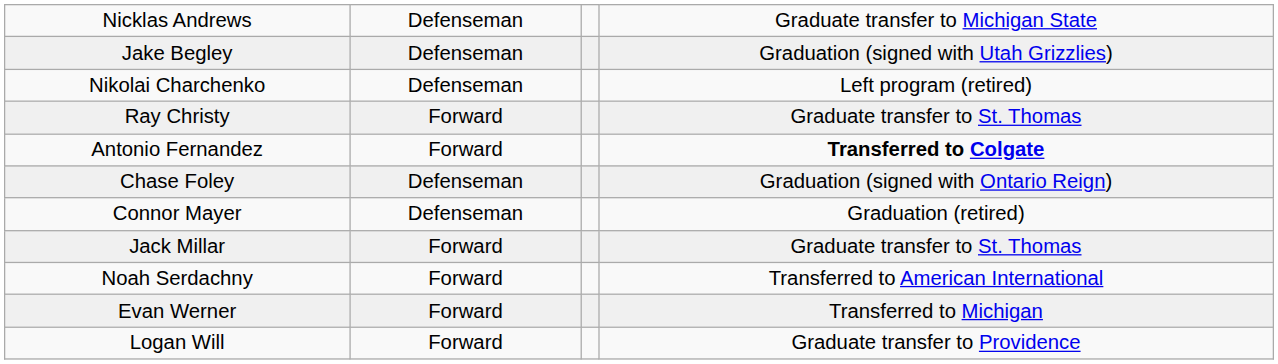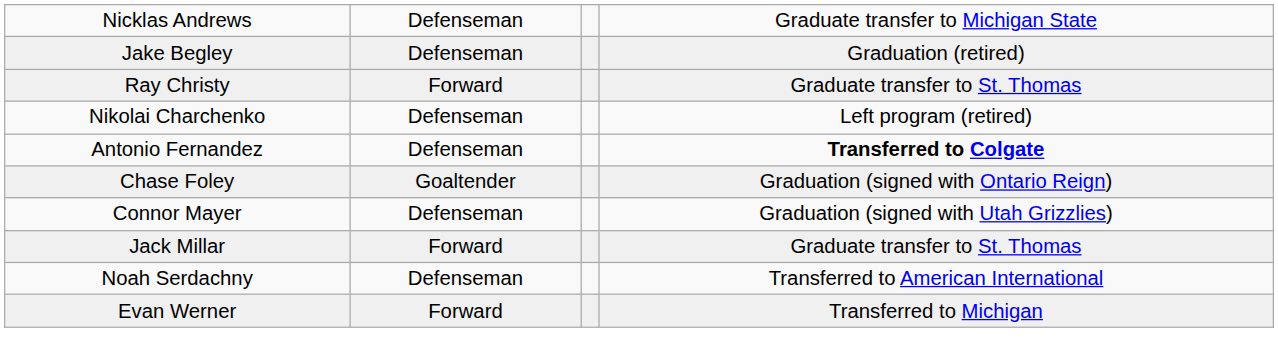(936, 52) Graduation (signed with Utah Grizzlies) -> (936, 52) Graduation (retired)
rows swapped: (177, 85) <-> (177, 117)
(465, 149) Forward -> (465, 149) Defenseman
(465, 181) Defenseman -> (465, 181) Goaltender
(936, 213) Graduation (retired) -> (936, 213) Graduation (signed with Utah Grizzlies)
(465, 278) Forward -> (465, 278) Defenseman
- row: (177, 342)
